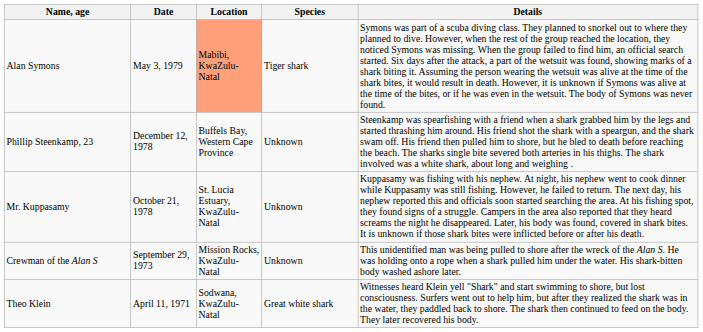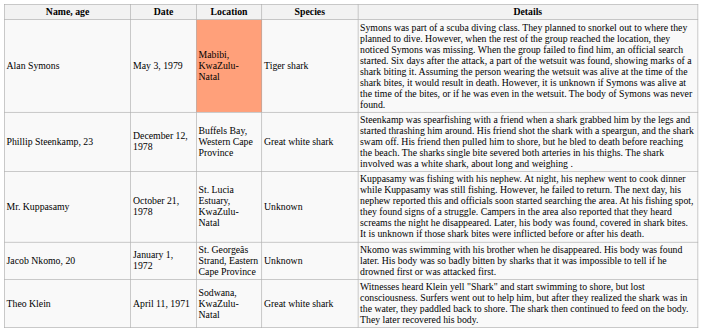(283, 142) Unknown -> (299, 142) Great white shark
- row: (52, 260)
+ row: (41, 260)
